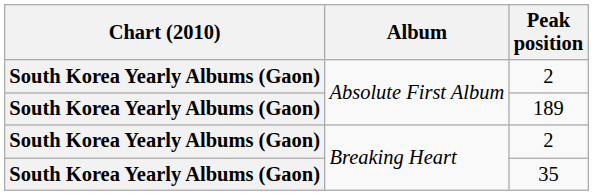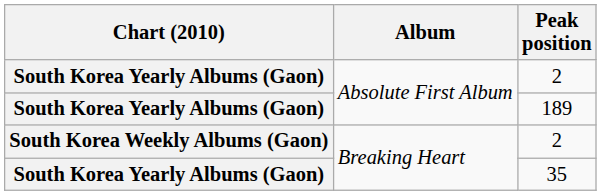(165, 141) South Korea Yearly Albums (Gaon) -> (169, 141) South Korea Weekly Albums (Gaon)
